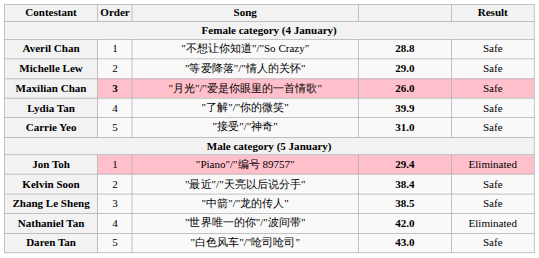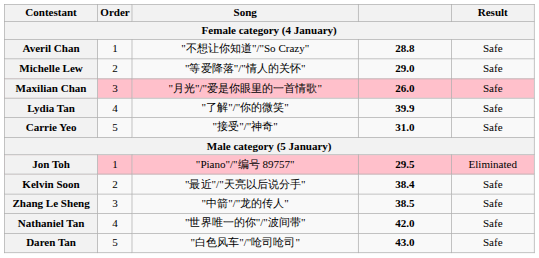(115, 88) bold -> (115, 88) normal
(405, 164) 29.4 -> (405, 164) 29.5
(493, 223) Eliminated -> (493, 223) Safe
